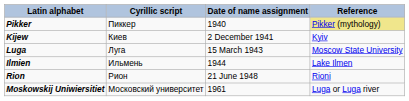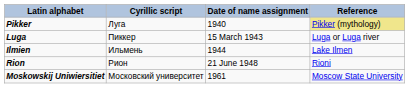(122, 24) Пиккер -> (117, 24) Луга
- row: (17, 37)
(117, 50) Луга -> (122, 37) Пиккер
(357, 50) Moscow State University -> (346, 37) Luga or Luga river
(346, 89) Luga or Luga river -> (357, 76) Moscow State University
